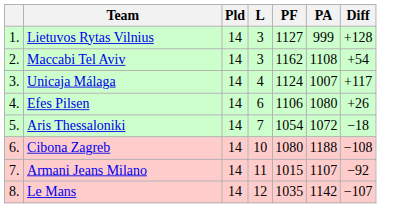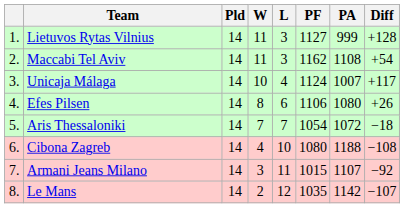+ column: (260, 15)
